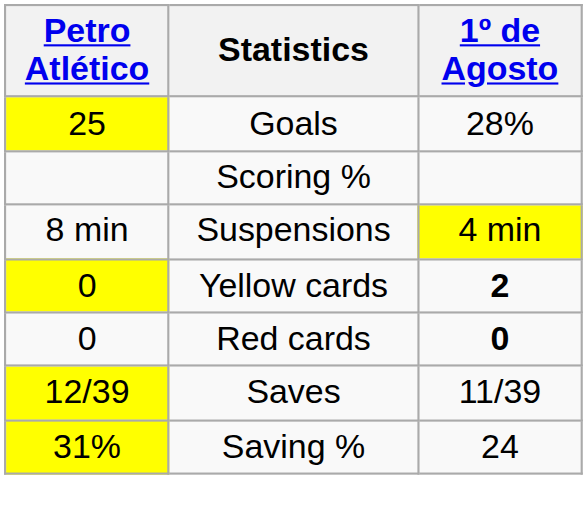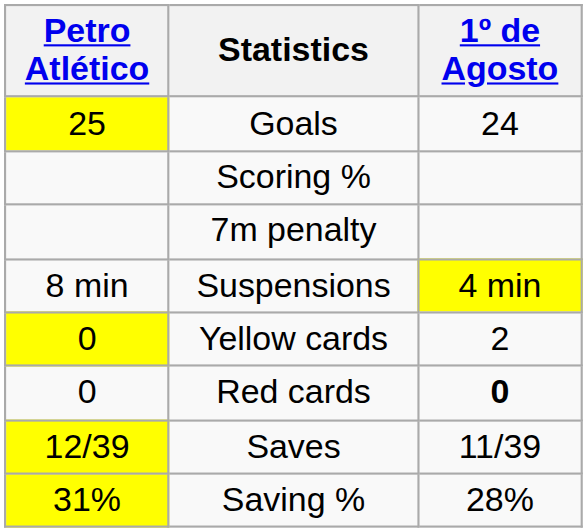(500, 123) 28% -> (500, 123) 24
+ row: (293, 230)
(500, 284) bold -> (500, 338) normal
(500, 446) 24 -> (500, 499) 28%
